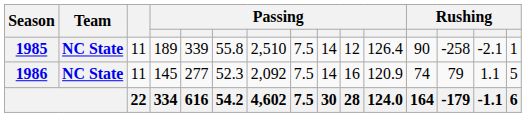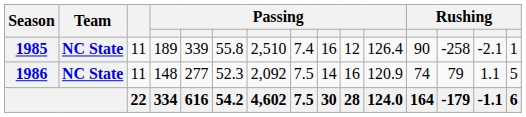(304, 49) 7.5 -> (304, 49) 7.4
(329, 49) 14 -> (329, 49) 16
(166, 74) 145 -> (166, 74) 148
